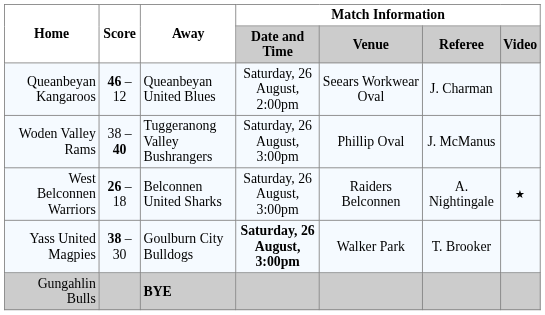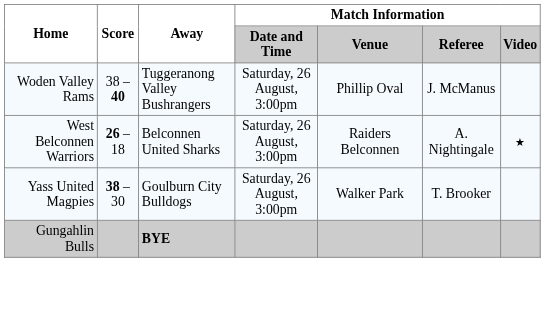- row: (61, 89)
(278, 246) bold -> (276, 194) normal
